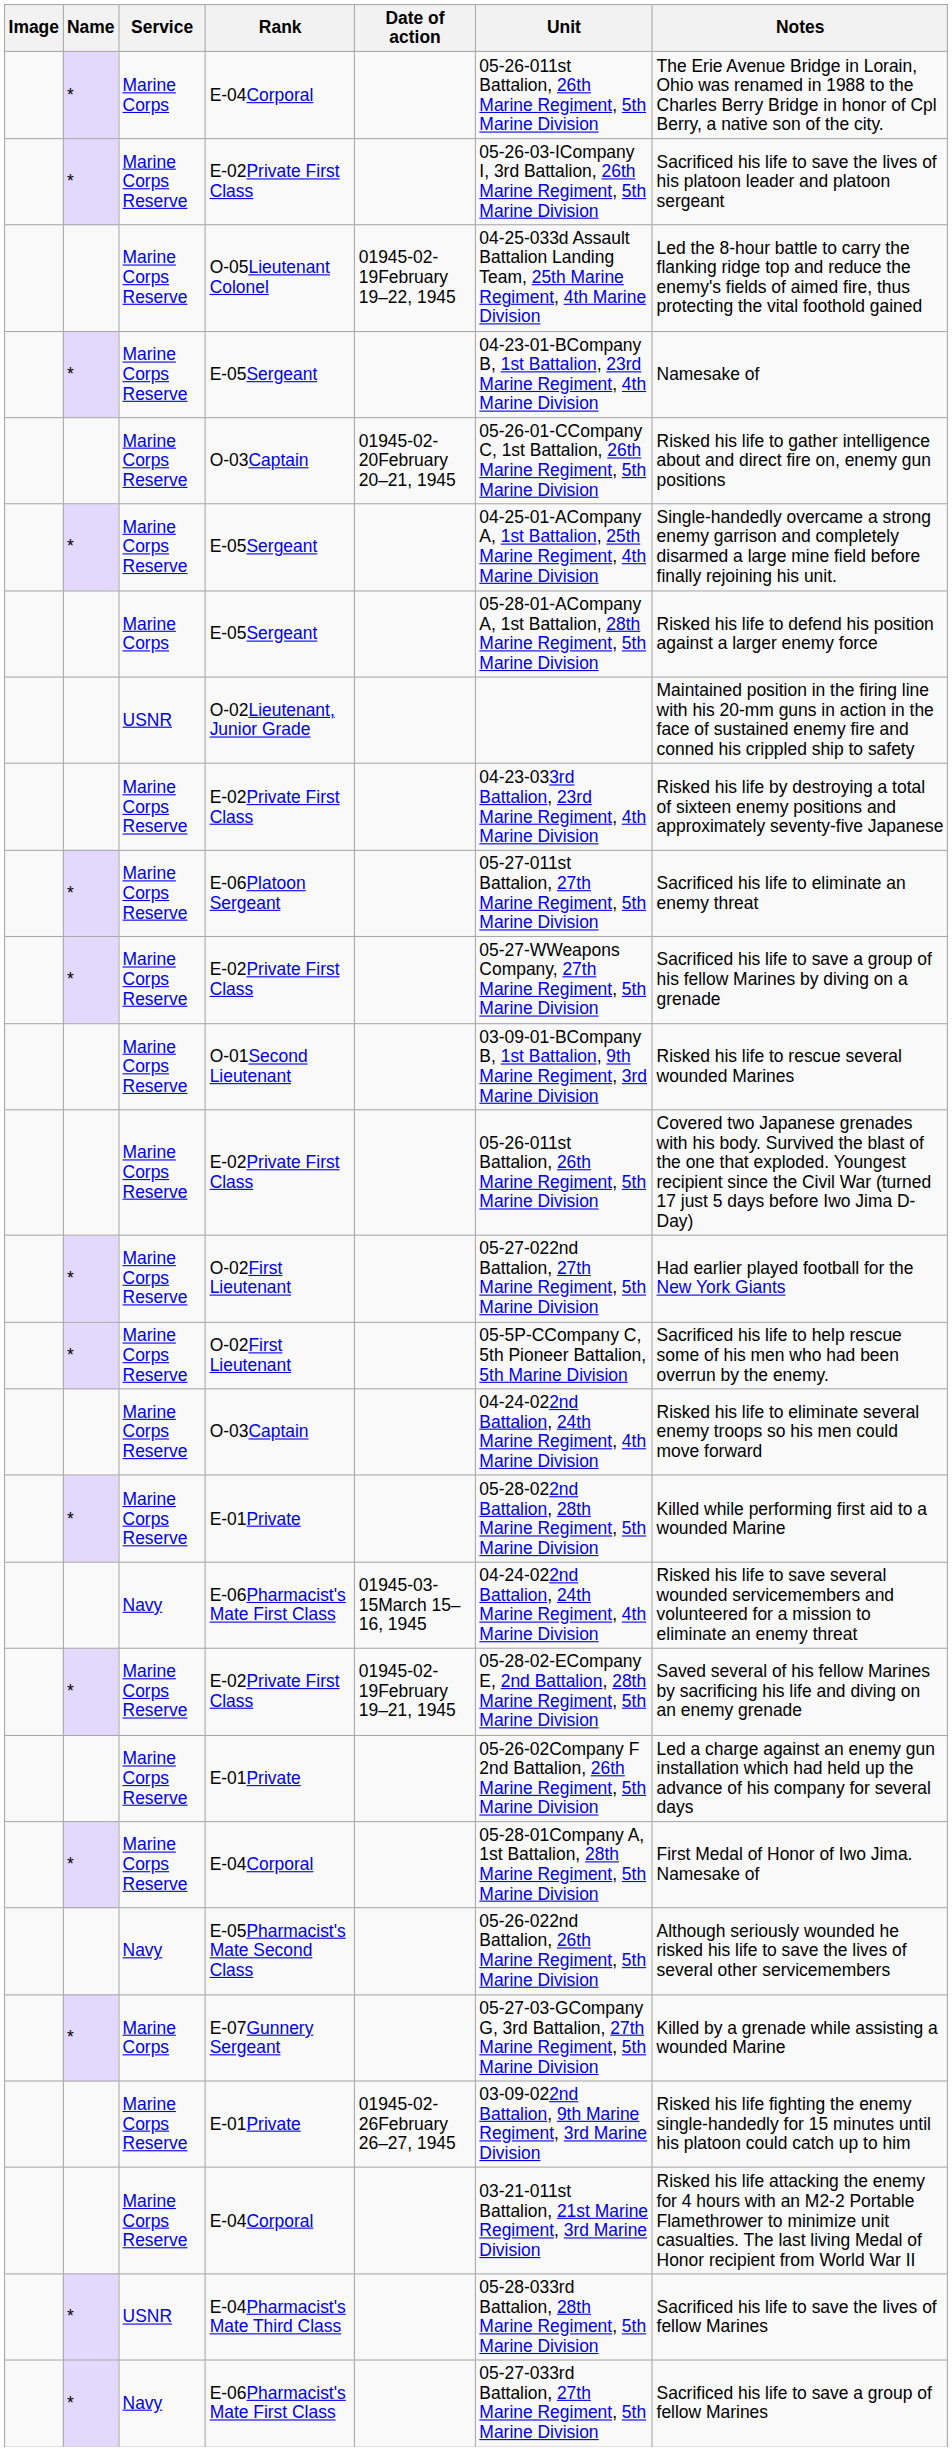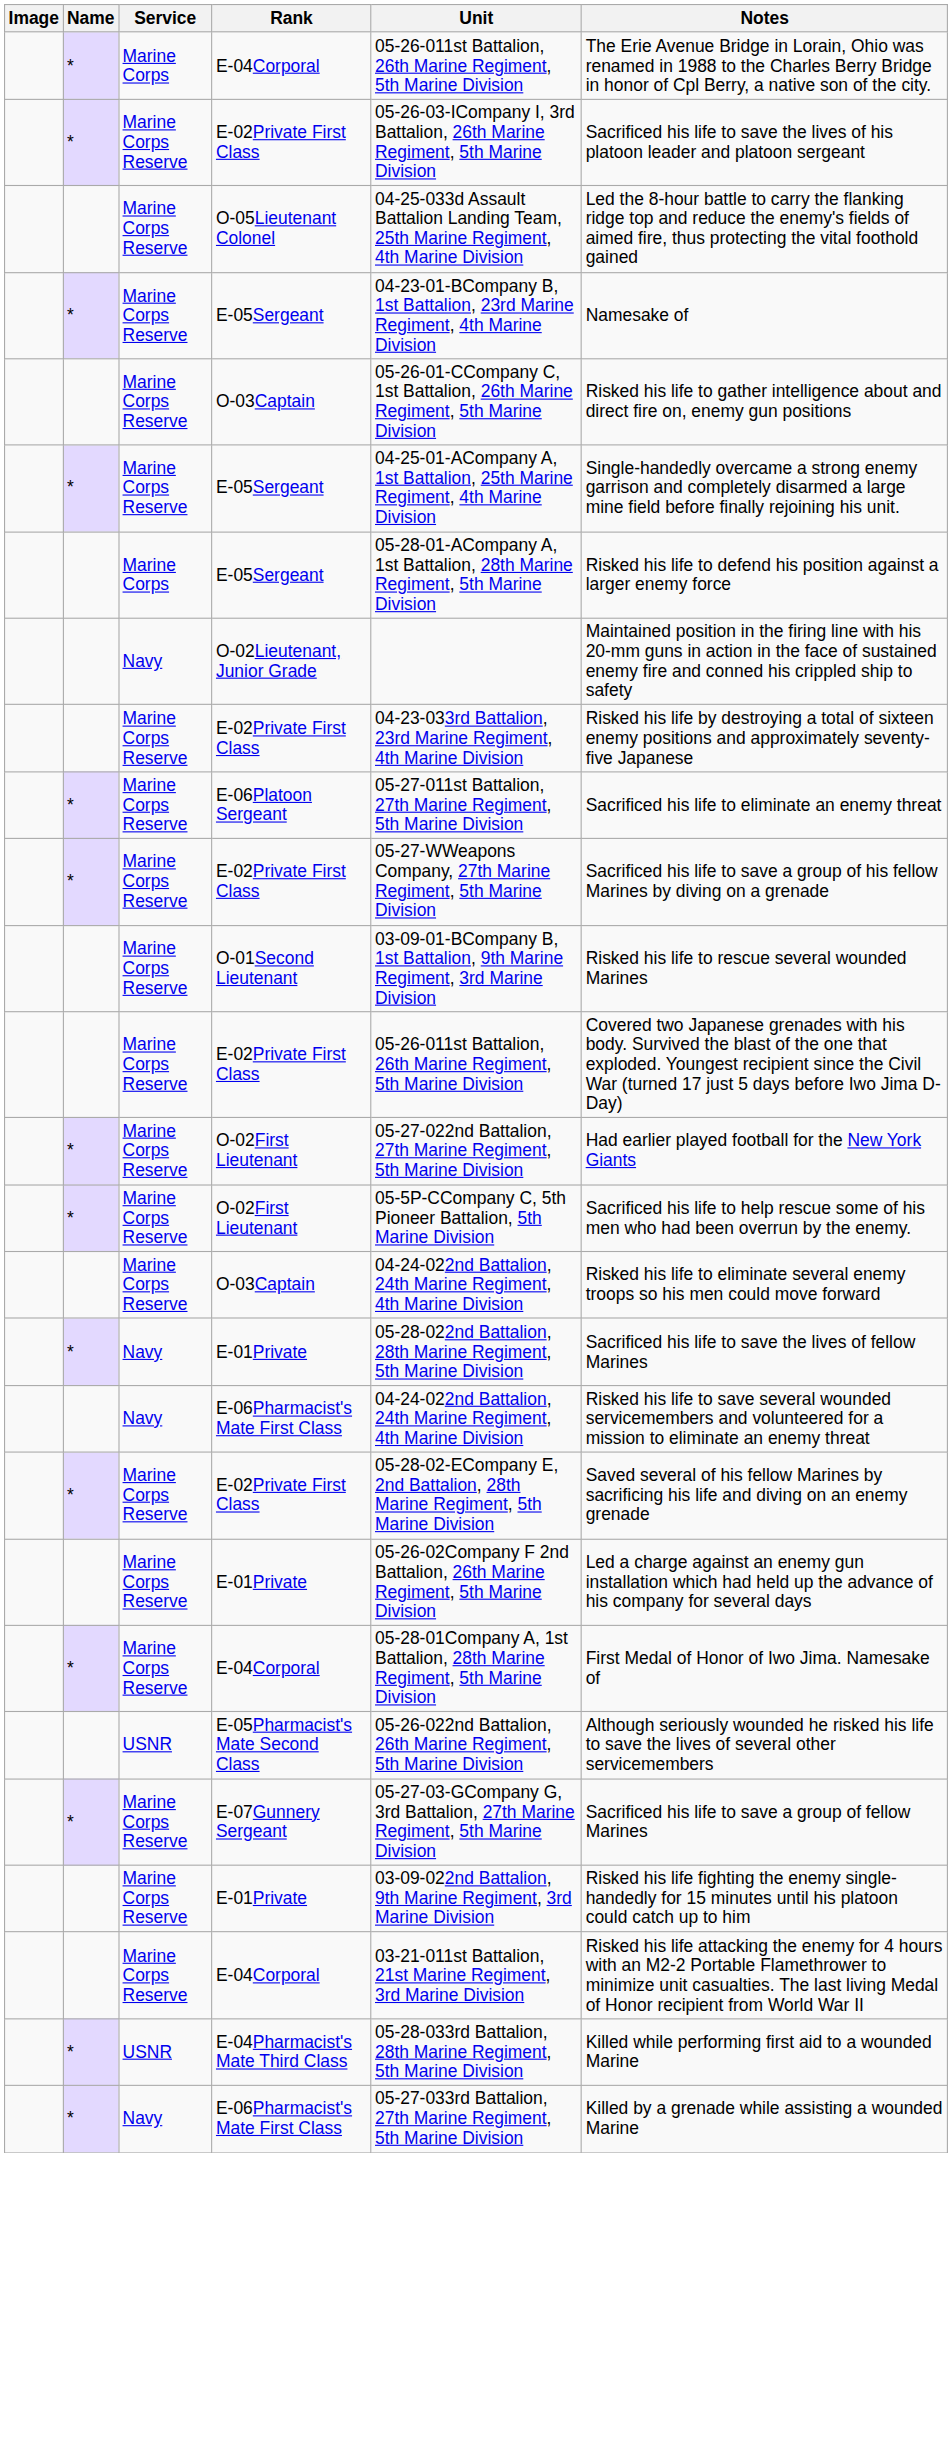- column: (415, 28)
(147, 720) USNR -> (142, 661) Navy
(155, 1518) Marine Corps Reserve -> (142, 1351) Navy
(792, 1518) Killed while performing first aid to a wounded Marine -> (750, 1351) Sacrificed his life to save the lives of fellow Marines
(142, 1951) Navy -> (147, 1745) USNR
(149, 2037) Marine Corps -> (155, 1821) Marine Corps Reserve
(797, 2037) Killed by a grenade while assisting a wounded Marine -> (748, 1821) Sacrificed his life to save a group of fellow Marines
(797, 2316) Sacrificed his life to save the lives of fellow Marines -> (759, 2051) Killed while performing first aid to a wounded Marine
(794, 2403) Sacrificed his life to save a group of fellow Marines -> (764, 2118) Killed by a grenade while assisting a wounded Marine
